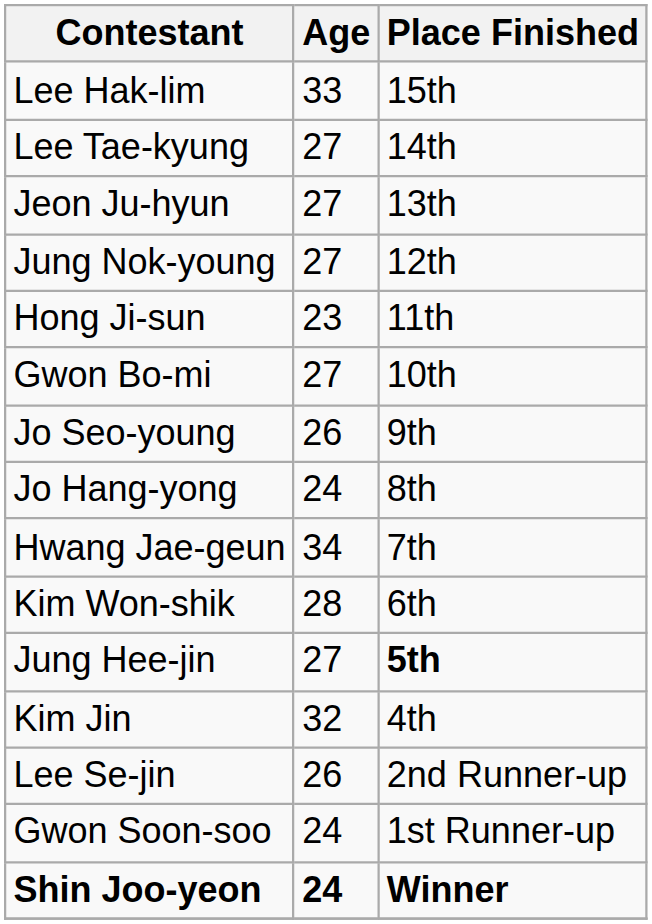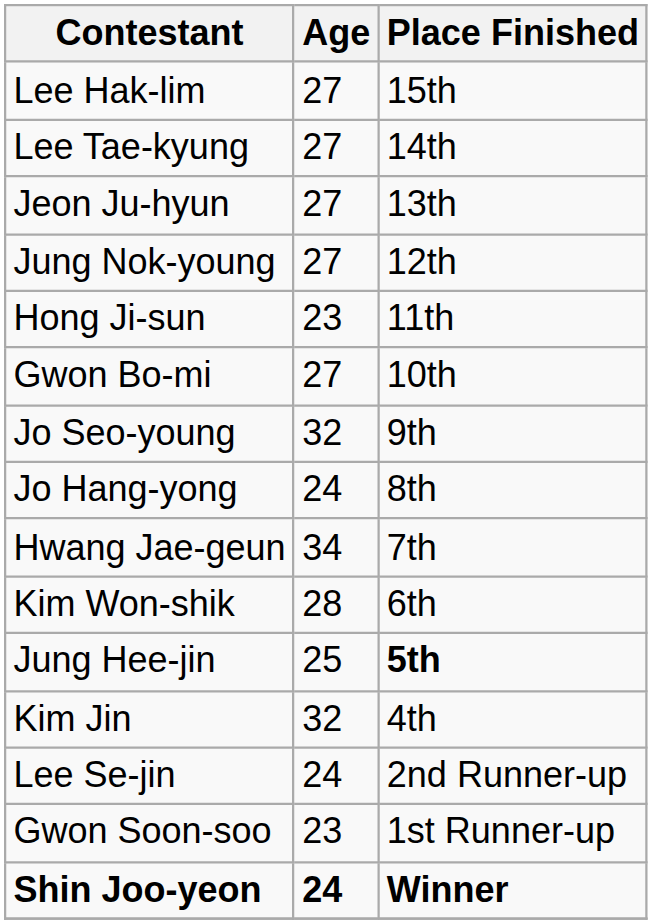(322, 90) 33 -> (322, 90) 27
(322, 432) 26 -> (322, 432) 32
(322, 661) 27 -> (322, 661) 25
(322, 775) 26 -> (322, 775) 24
(322, 832) 24 -> (322, 832) 23
